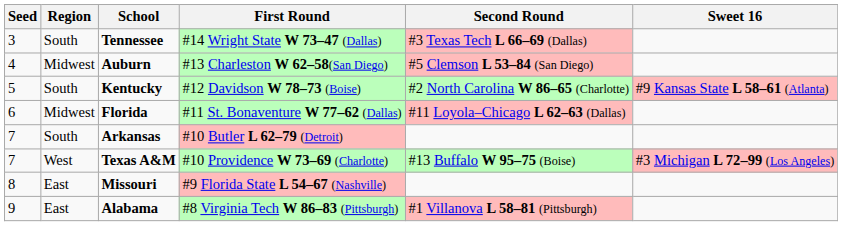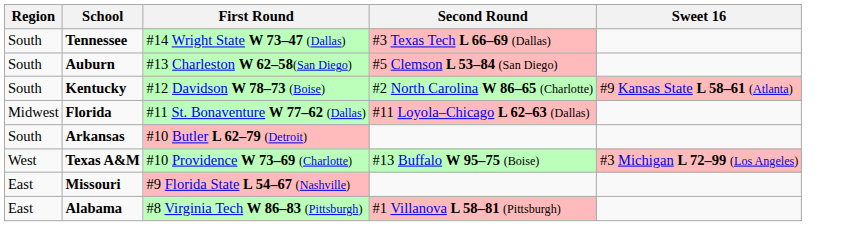- column: (22, 16)
(69, 64) Midwest -> (25, 64) South
